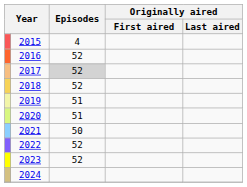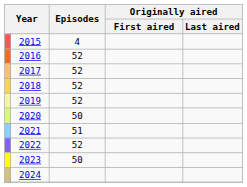(77, 71) lightgrey background -> (77, 71) no background
(77, 101) 51 -> (77, 101) 52
(77, 116) 51 -> (77, 116) 50
(77, 130) 50 -> (77, 130) 51
(77, 160) 52 -> (77, 160) 50
